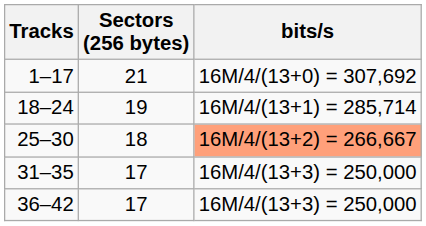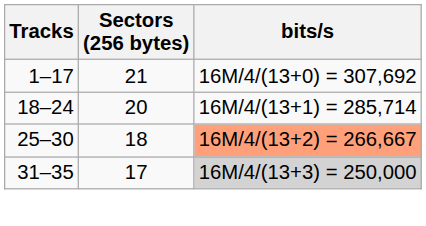(136, 107) 19 -> (136, 107) 20
(308, 172) no background -> (308, 172) lightgrey background
- row: (45, 204)
